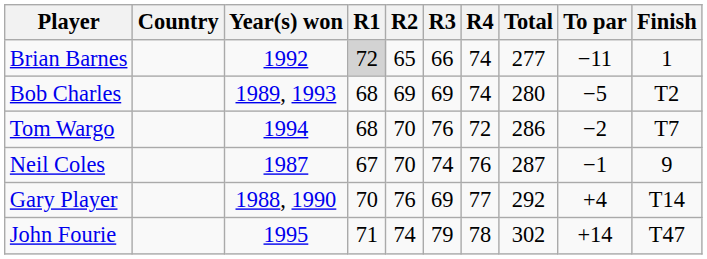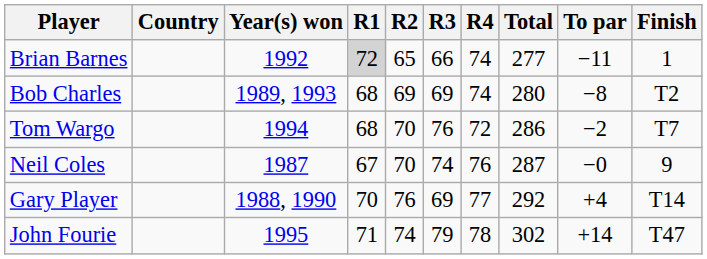(595, 93) −5 -> (595, 93) −8
(595, 164) −1 -> (595, 164) −0
